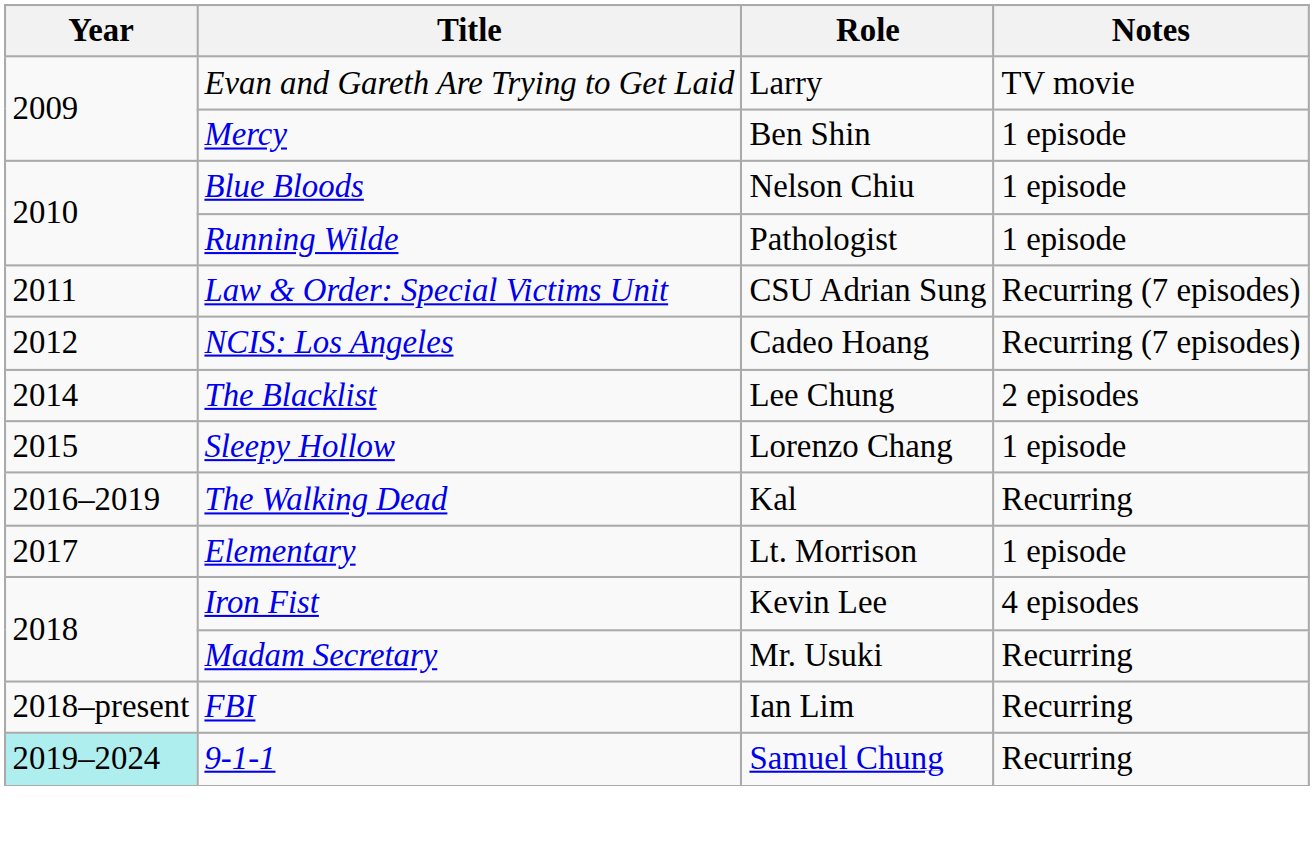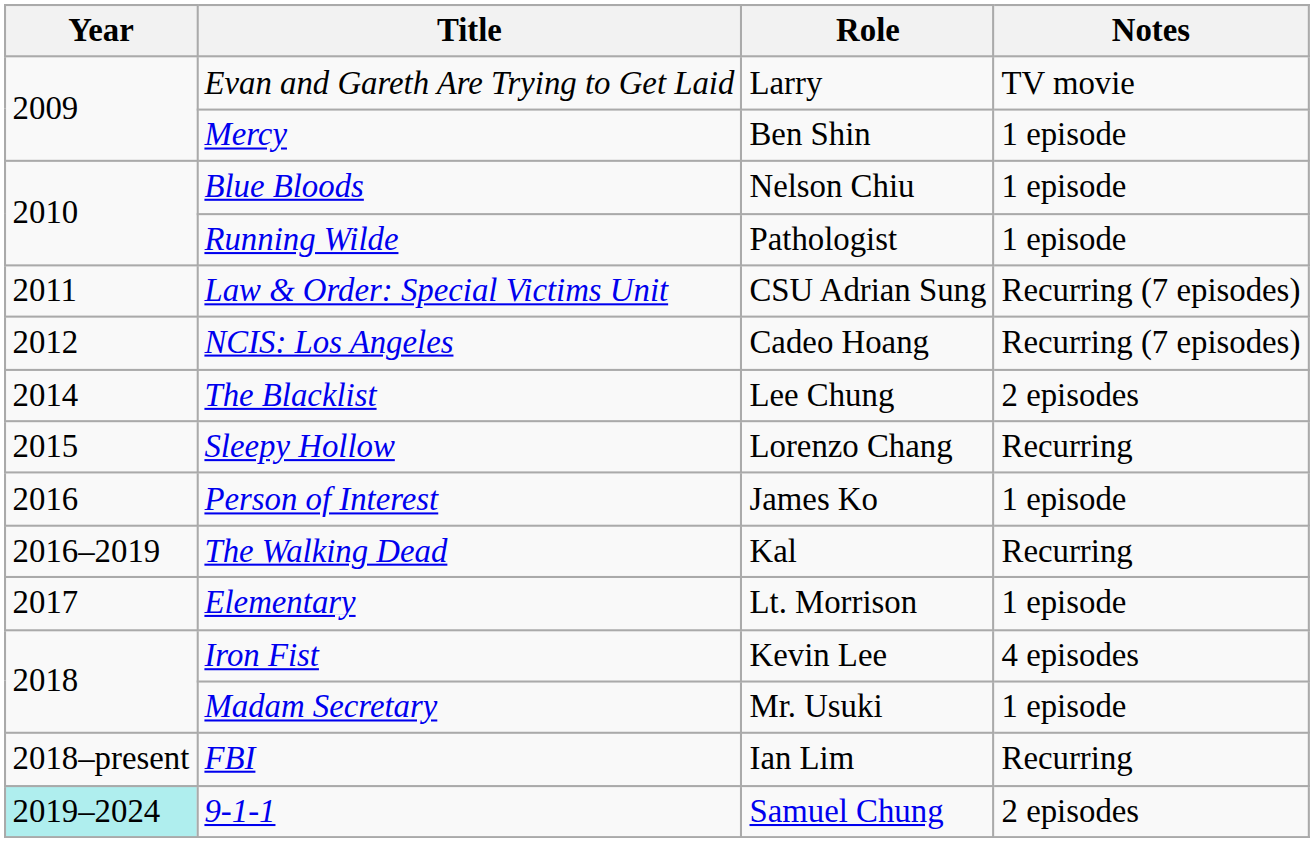(1064, 446) 1 episode -> (1067, 446) Recurring
+ row: (321, 498)
(1067, 654) Recurring -> (1064, 706) 1 episode
(1067, 758) Recurring -> (1070, 810) 2 episodes
